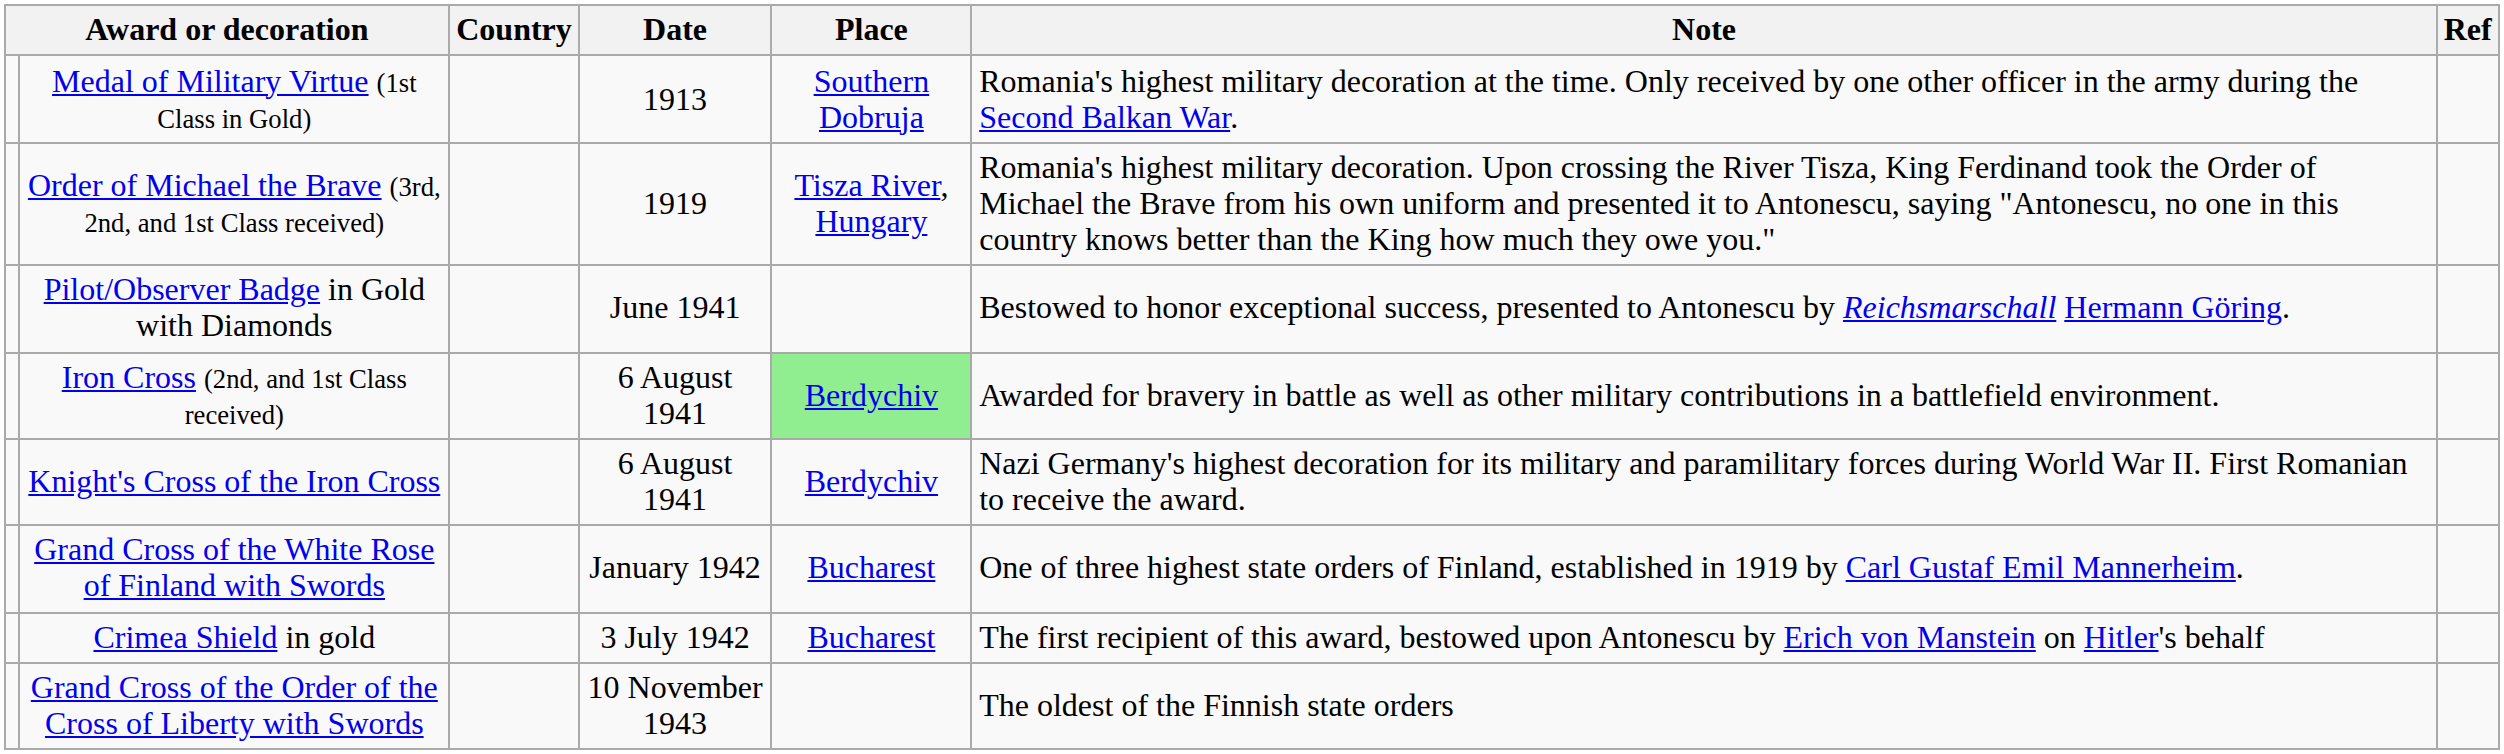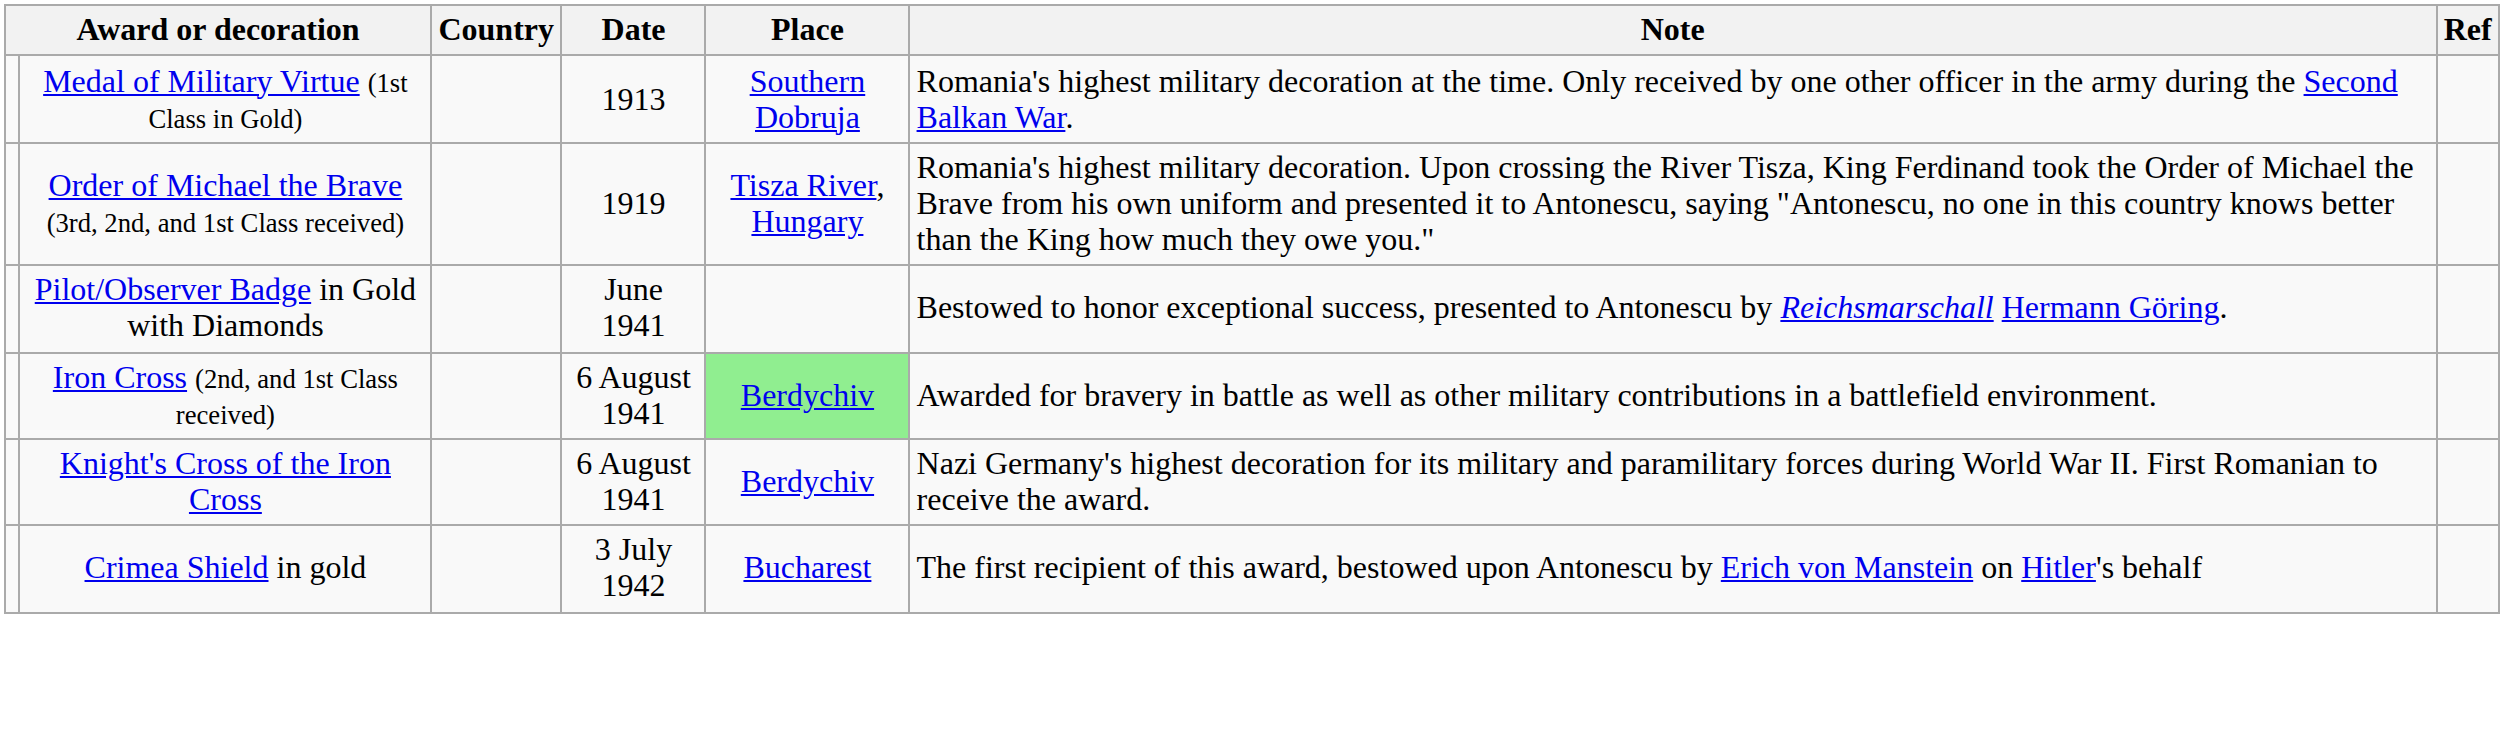- row: (234, 568)
- row: (234, 705)
